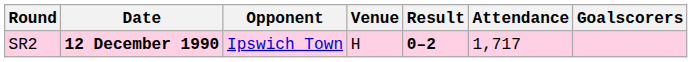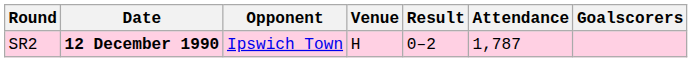(421, 44) bold -> (421, 44) normal
(497, 44) 1,717 -> (497, 44) 1,787
